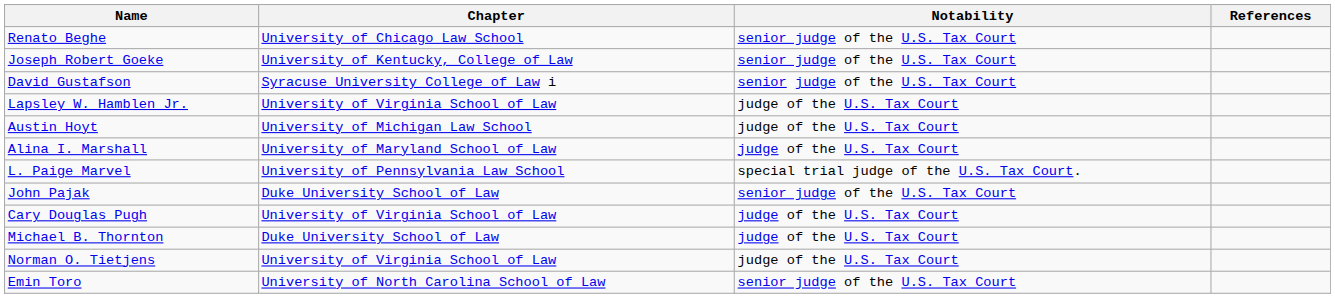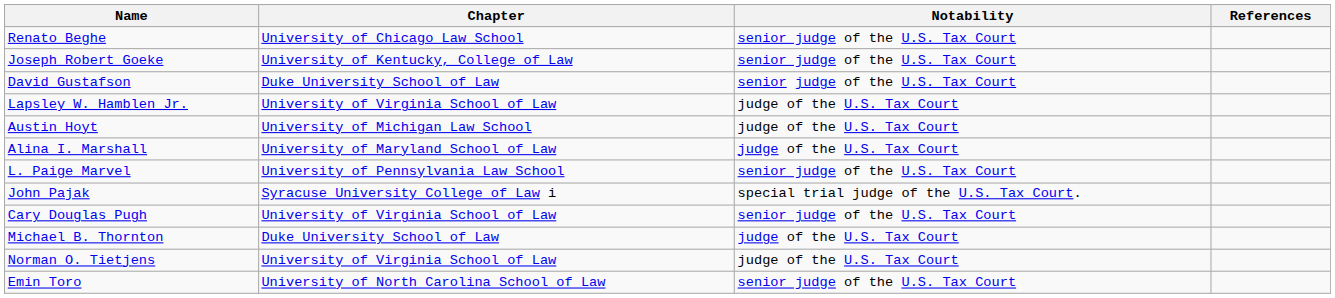(409, 82) Syracuse University College of Law i -> (380, 82) Duke University School of Law
(910, 171) special trial judge of the U.S. Tax Court. -> (877, 171) senior judge of the U.S. Tax Court
(380, 194) Duke University School of Law -> (409, 194) Syracuse University College of Law i
(877, 194) senior judge of the U.S. Tax Court -> (910, 194) special trial judge of the U.S. Tax Court.
(848, 216) judge of the U.S. Tax Court -> (877, 216) senior judge of the U.S. Tax Court
